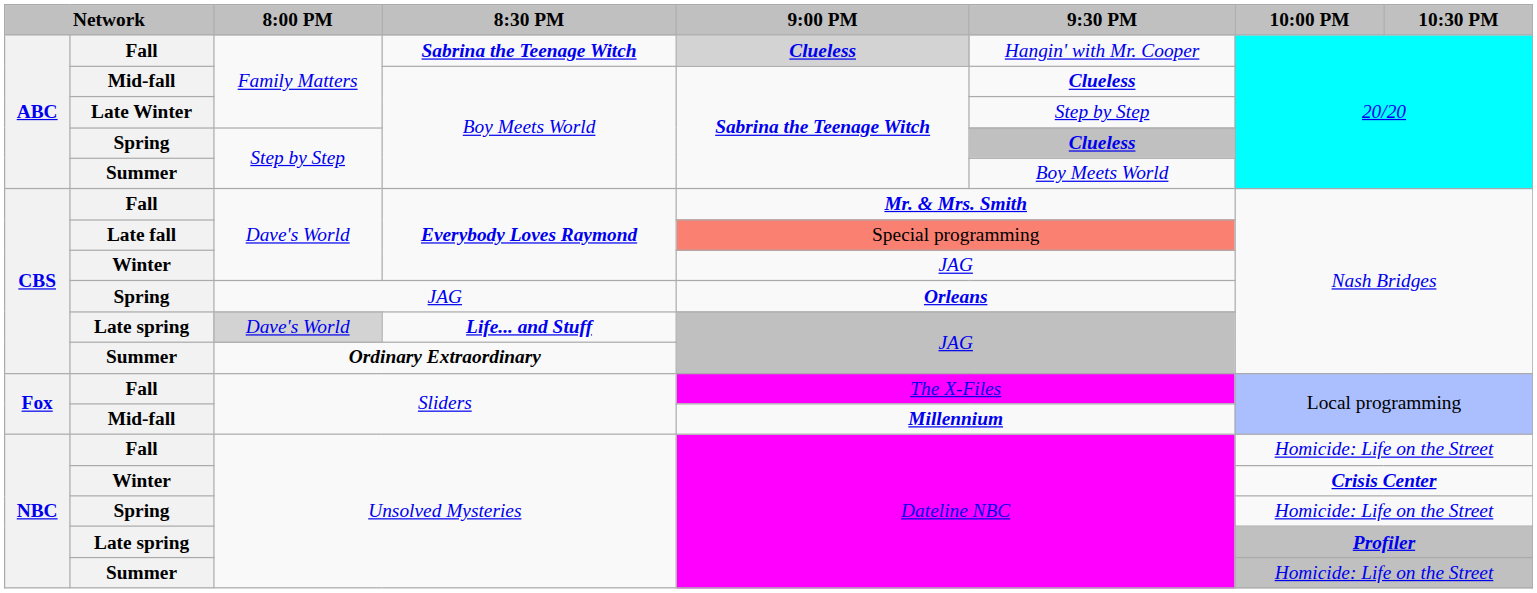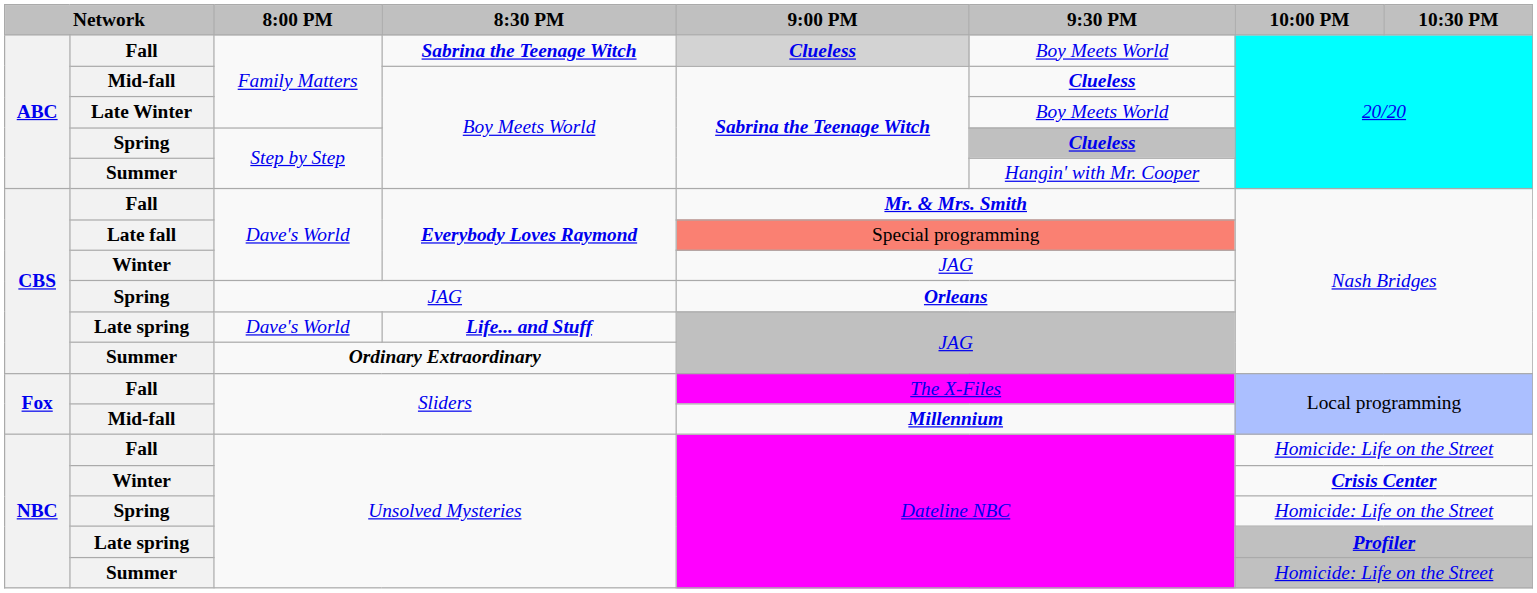(1102, 50) Hangin' with Mr. Cooper -> (1102, 50) Boy Meets World
(1102, 111) Step by Step -> (1102, 111) Boy Meets World
(1102, 173) Boy Meets World -> (1102, 173) Hangin' with Mr. Cooper
(298, 326) lightgrey background -> (298, 326) no background
